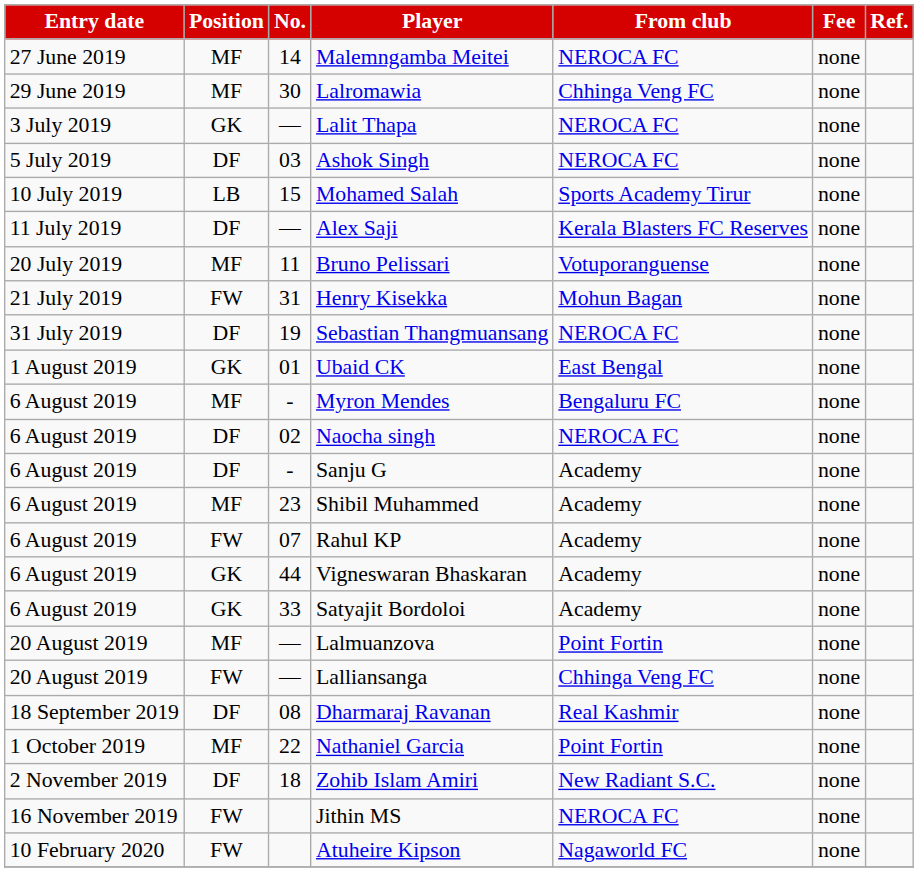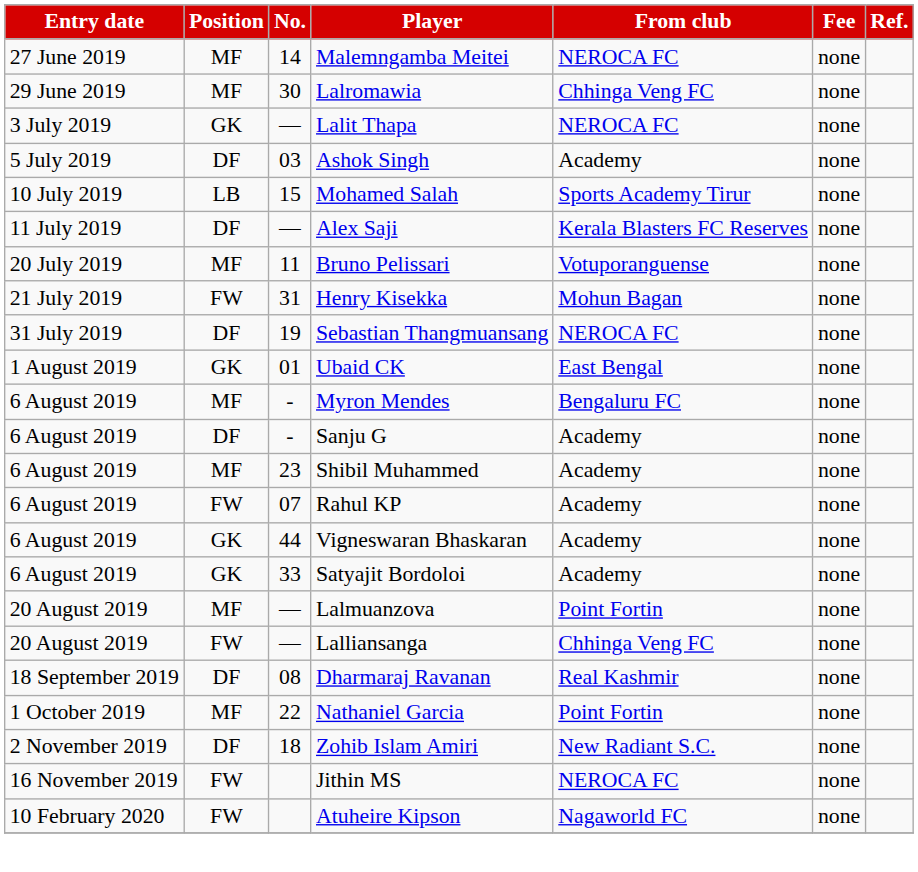(618, 159) NEROCA FC -> (600, 159) Academy
- row: (376, 435)
